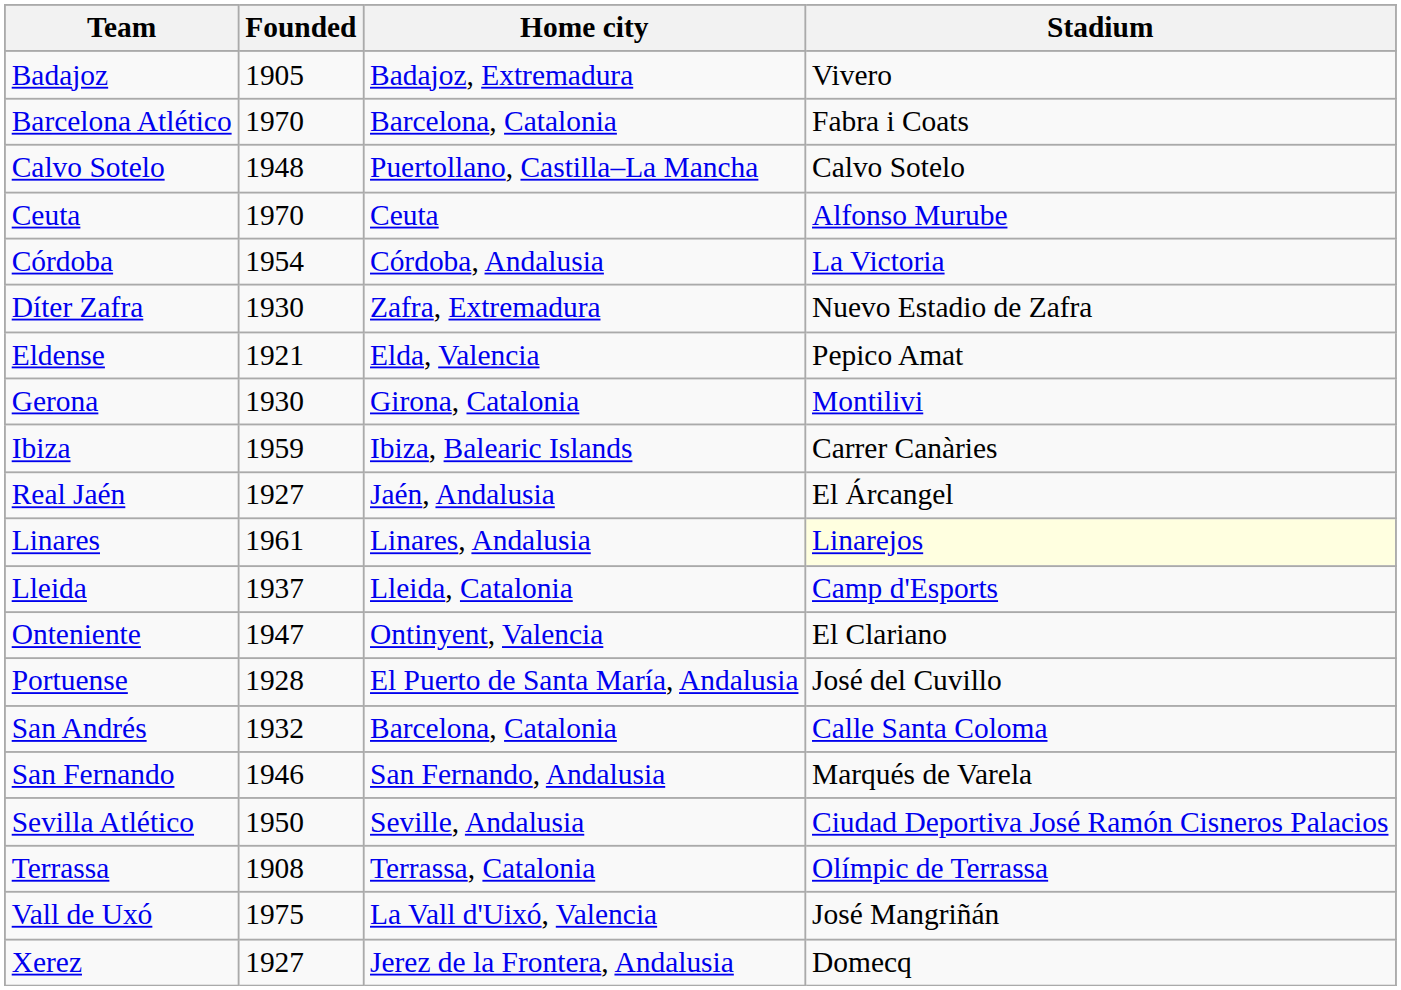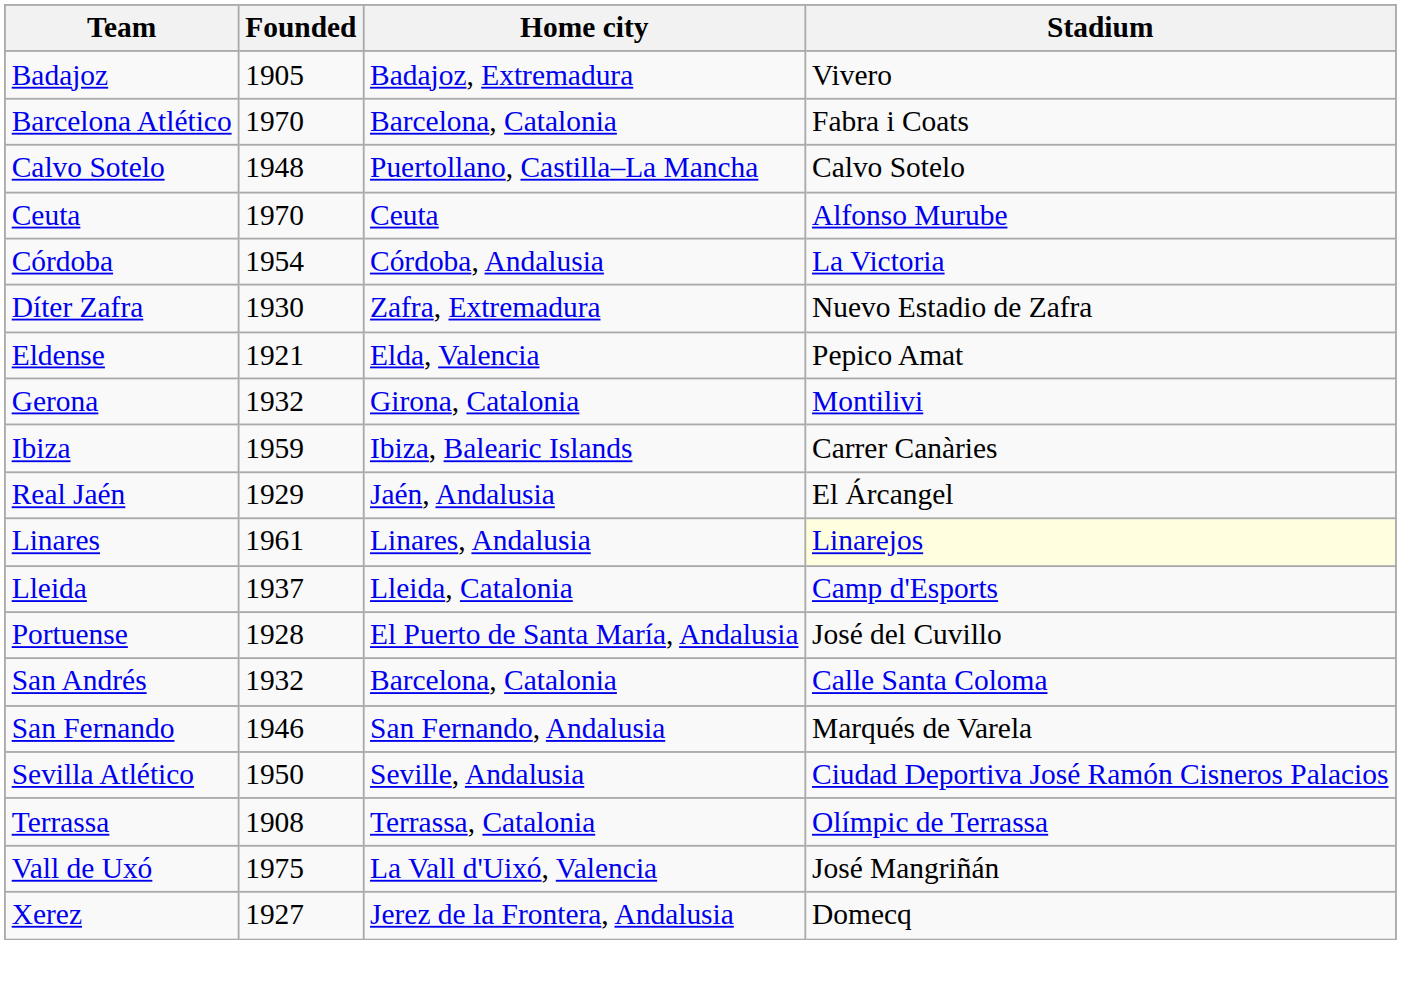(275, 401) 1930 -> (275, 401) 1932
(275, 494) 1927 -> (275, 494) 1929
- row: (76, 634)
